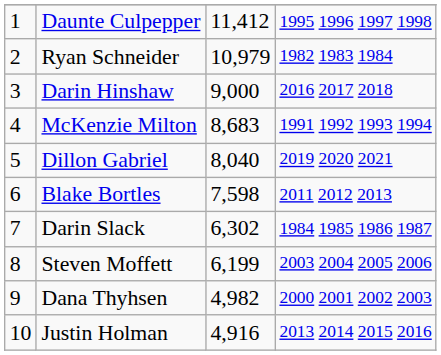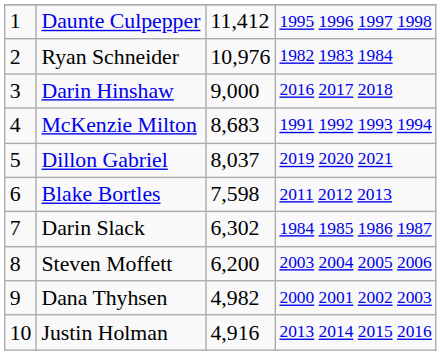(240, 56) 10,979 -> (240, 56) 10,976
(235, 159) 8,040 -> (235, 159) 8,037
(235, 263) 6,199 -> (235, 263) 6,200
